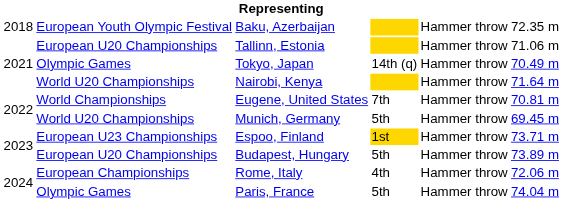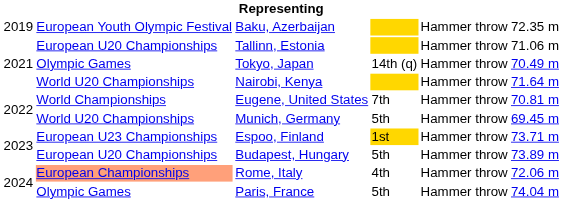(18, 27) 2018 -> (18, 27) 2019
(113, 173) no background -> (113, 173) lightsalmon background
